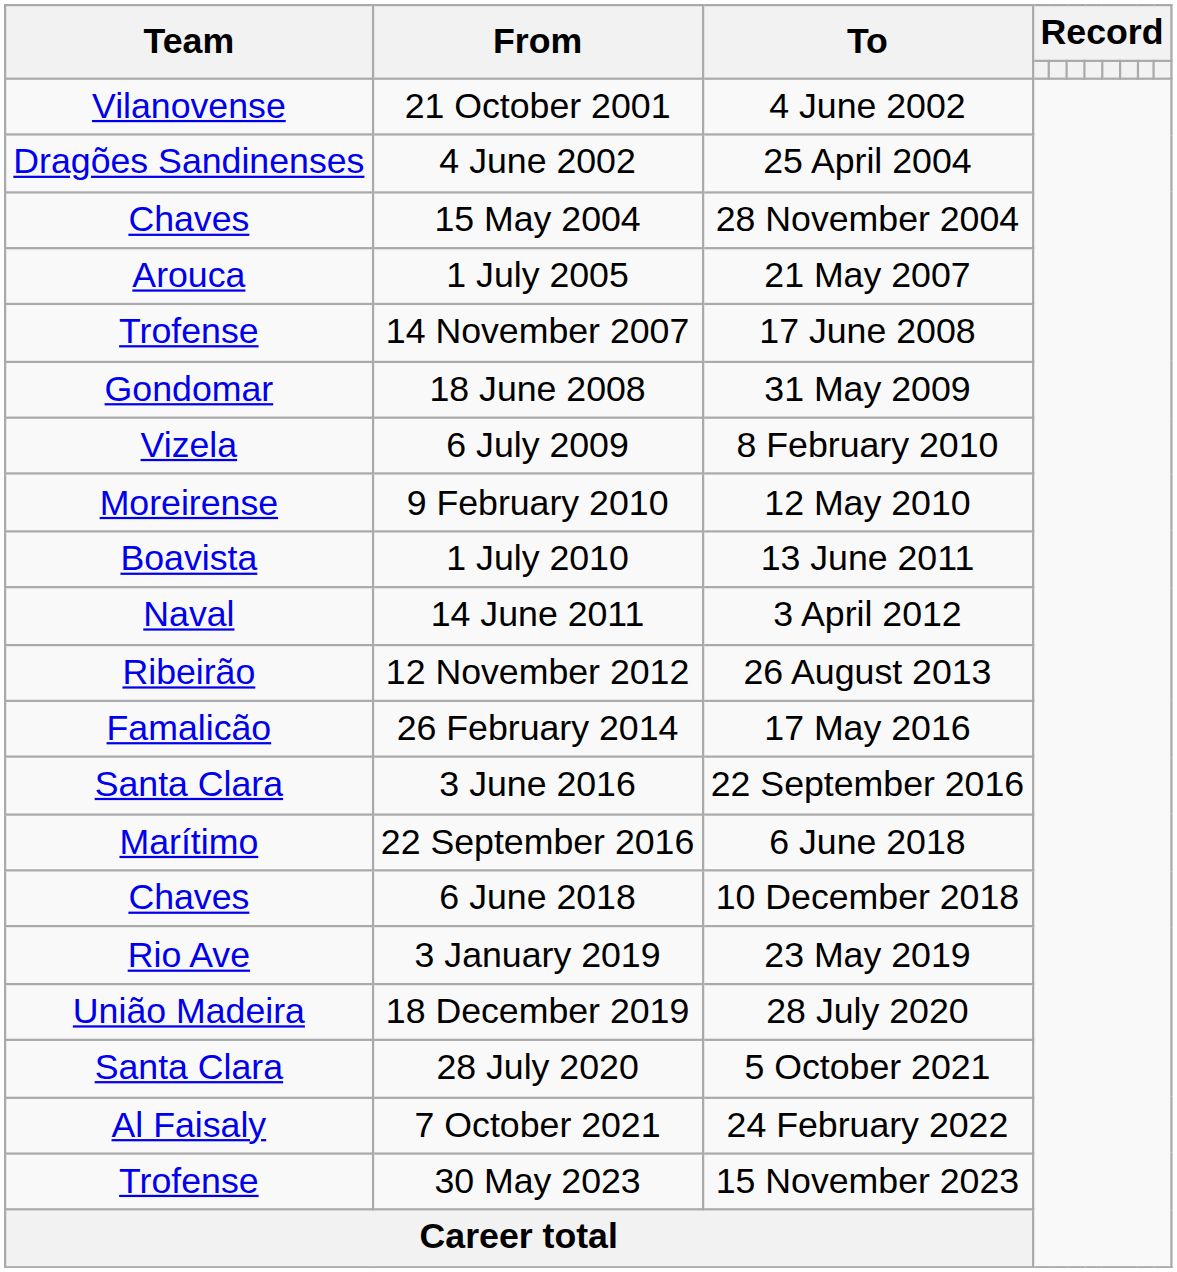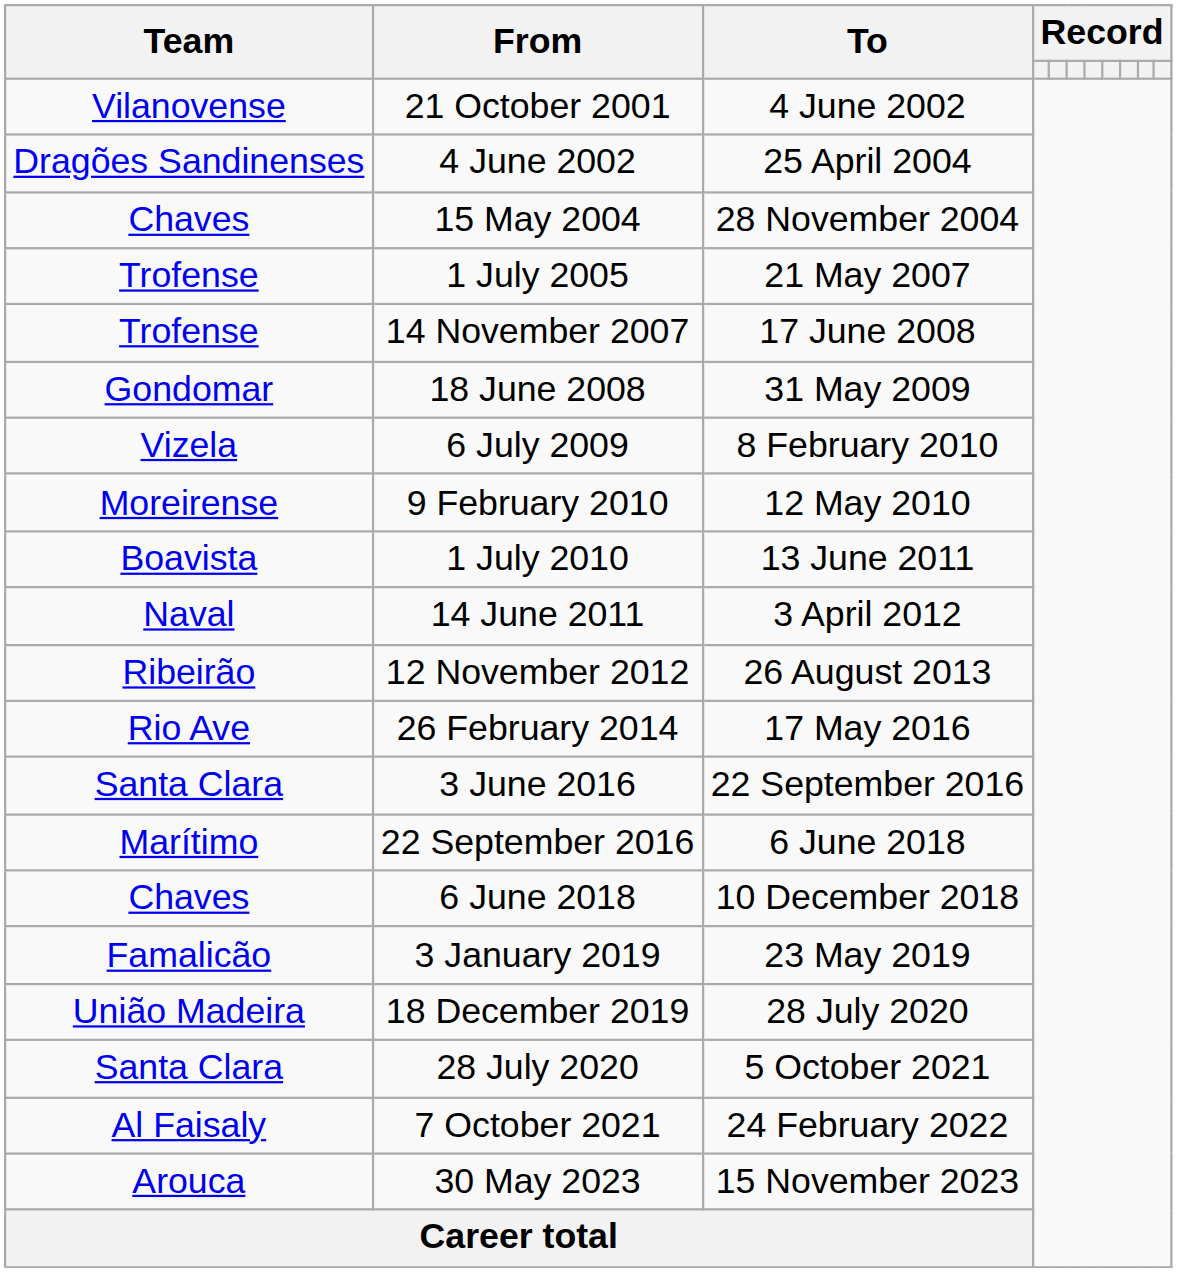(189, 275) Arouca -> (189, 275) Trofense
(189, 728) Famalicão -> (189, 728) Rio Ave
(189, 954) Rio Ave -> (189, 954) Famalicão
(189, 1180) Trofense -> (189, 1180) Arouca
